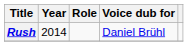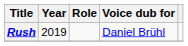(54, 31) 2014 -> (54, 31) 2019
